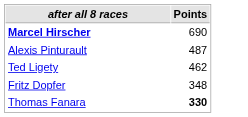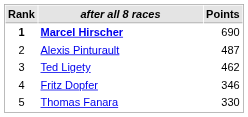+ column: (21, 14)
(198, 85) 348 -> (231, 85) 346
(198, 103) bold -> (231, 103) normal
